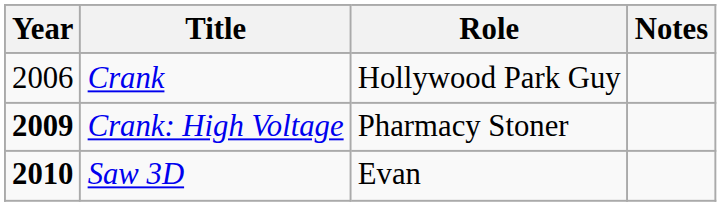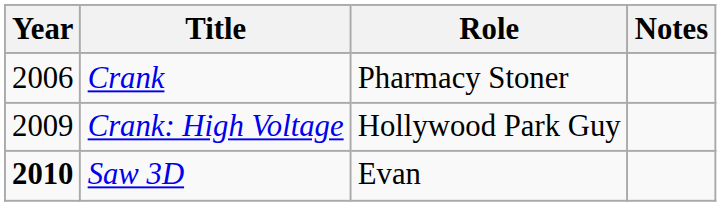(489, 77) Hollywood Park Guy -> (463, 77) Pharmacy Stoner
(43, 126) bold -> (43, 126) normal
(463, 126) Pharmacy Stoner -> (489, 126) Hollywood Park Guy
